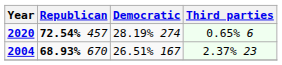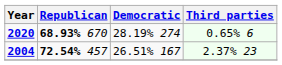(74, 33) 72.54% 457 -> (74, 33) 68.93% 670
(74, 51) 68.93% 670 -> (74, 51) 72.54% 457
